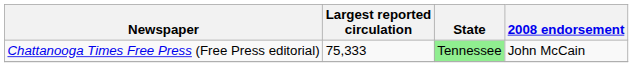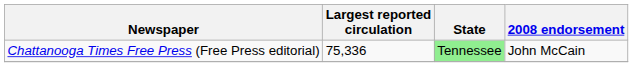(346, 51) 75,333 -> (346, 51) 75,336
